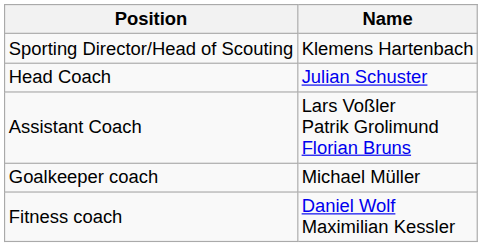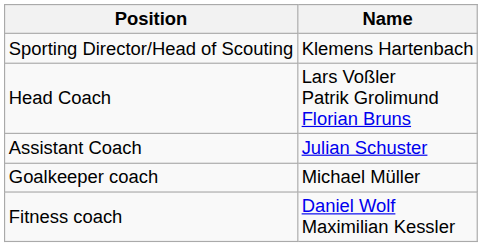(365, 77) Julian Schuster -> (370, 98) Lars Voßler Patrik Grolimund Florian Bruns
(370, 127) Lars Voßler Patrik Grolimund Florian Bruns -> (365, 148) Julian Schuster
